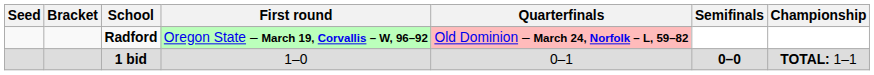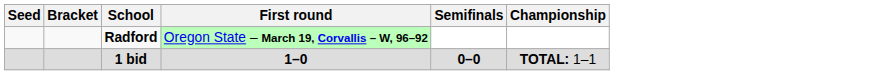- column: (561, 16)
(296, 59) normal -> (296, 59) bold
